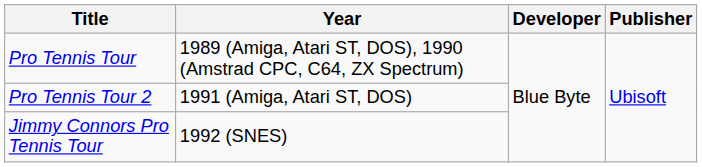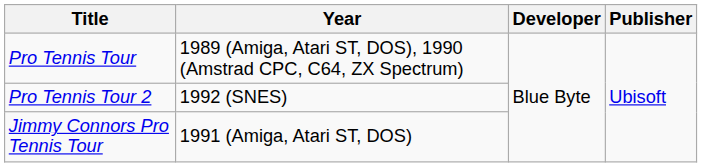(296, 97) 1991 (Amiga, Atari ST, DOS) -> (234, 97) 1992 (SNES)
(234, 136) 1992 (SNES) -> (296, 136) 1991 (Amiga, Atari ST, DOS)
